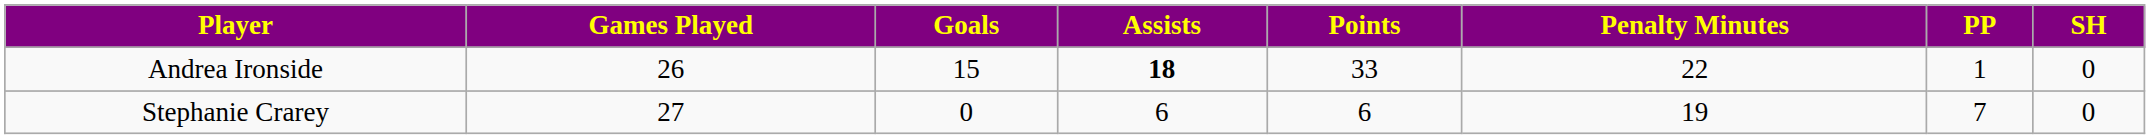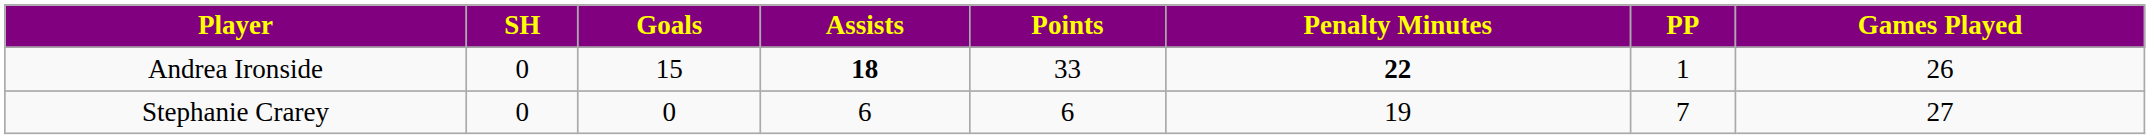columns swapped: (671, 25) <-> (2089, 25)
(1695, 68) normal -> (1398, 68) bold
